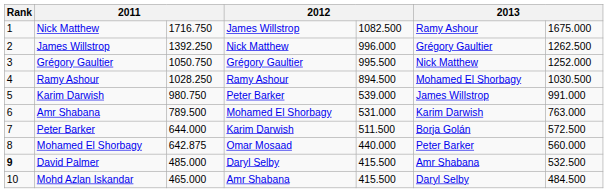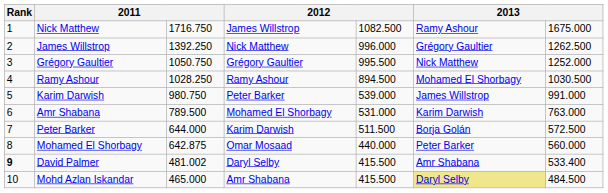(188, 162) 485.000 -> (188, 162) 481.002
(567, 162) 532.500 -> (567, 162) 533.400
(442, 179) no background -> (442, 179) khaki background
